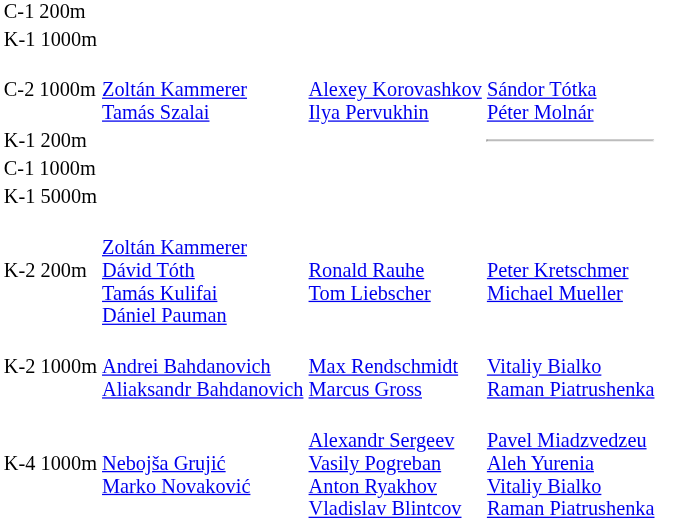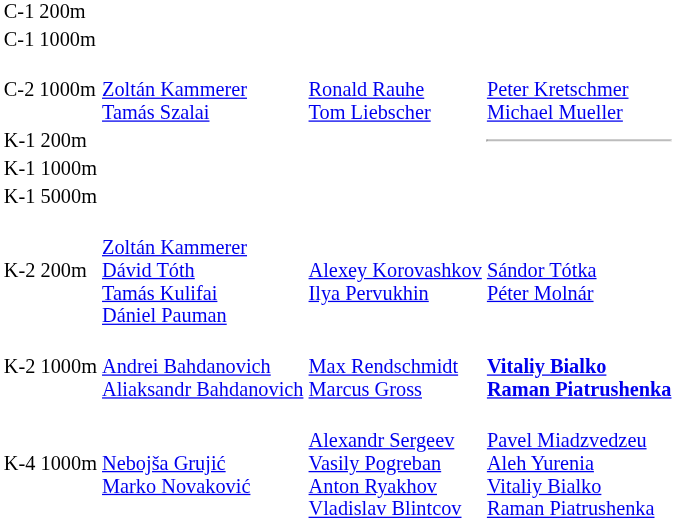rows swapped: (50, 168) <-> (50, 39)
(395, 101) Alexey Korovashkov Ilya Pervukhin -> (370, 101) Ronald Rauhe Tom Liebscher
(542, 101) Sándor Tótka Péter Molnár -> (558, 101) Peter Kretschmer Michael Mueller
(370, 281) Ronald Rauhe Tom Liebscher -> (395, 281) Alexey Korovashkov Ilya Pervukhin
(558, 281) Peter Kretschmer Michael Mueller -> (542, 281) Sándor Tótka Péter Molnár
(571, 378) normal -> (579, 378) bold
